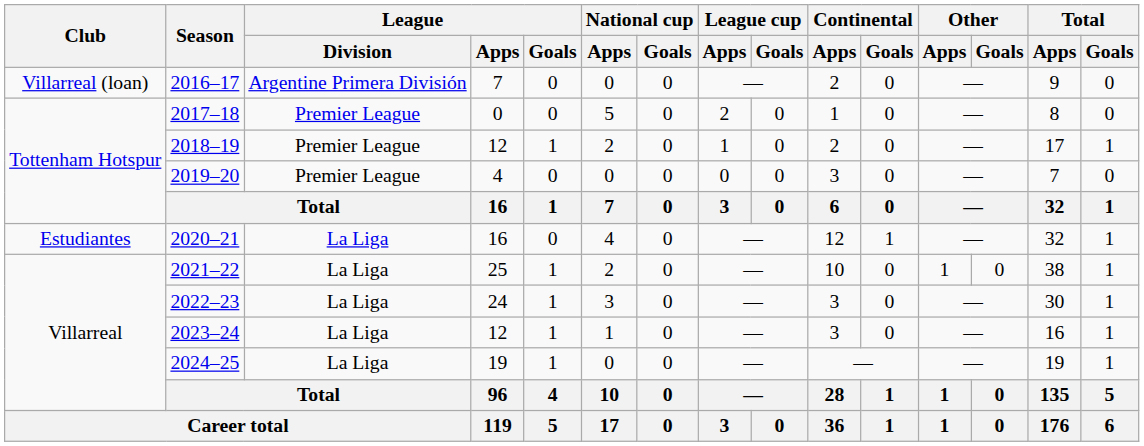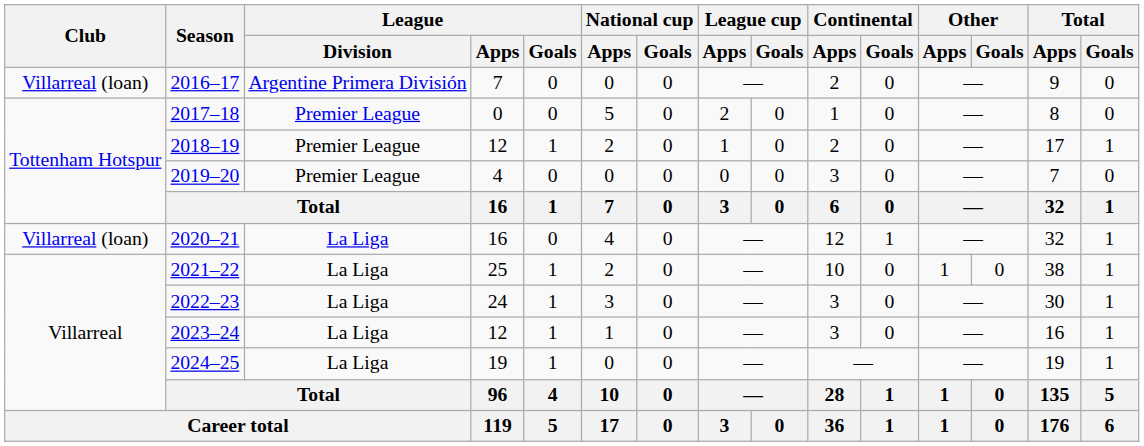(85, 238) Estudiantes -> (85, 238) Villarreal (loan)
